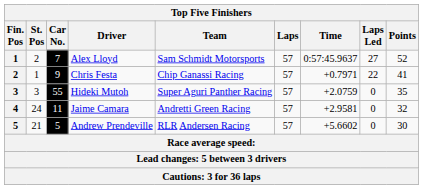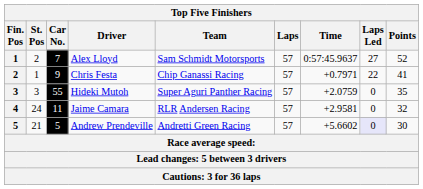(204, 108) Andretti Green Racing -> (204, 108) RLR Andersen Racing
(204, 125) RLR Andersen Racing -> (204, 125) Andretti Green Racing
(373, 125) no background -> (373, 125) lavender background
